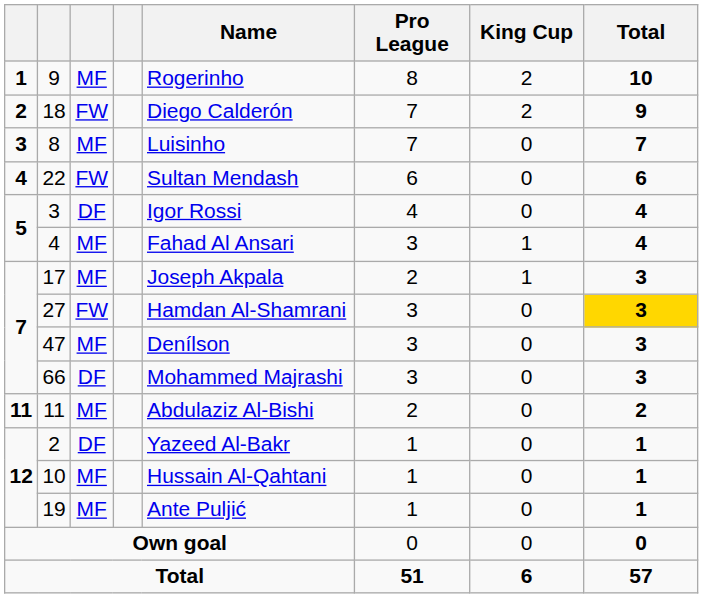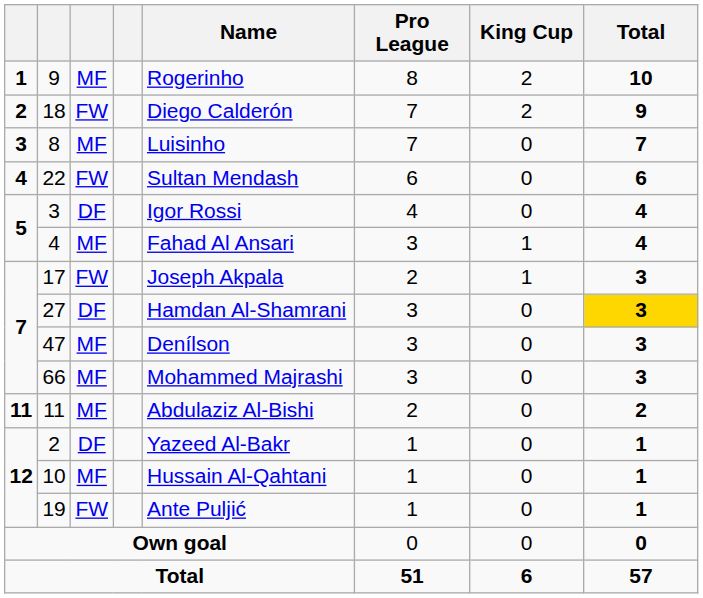(92, 277) MF -> (92, 277) FW
(92, 310) FW -> (92, 310) DF
(92, 377) DF -> (92, 377) MF
(92, 510) MF -> (92, 510) FW
